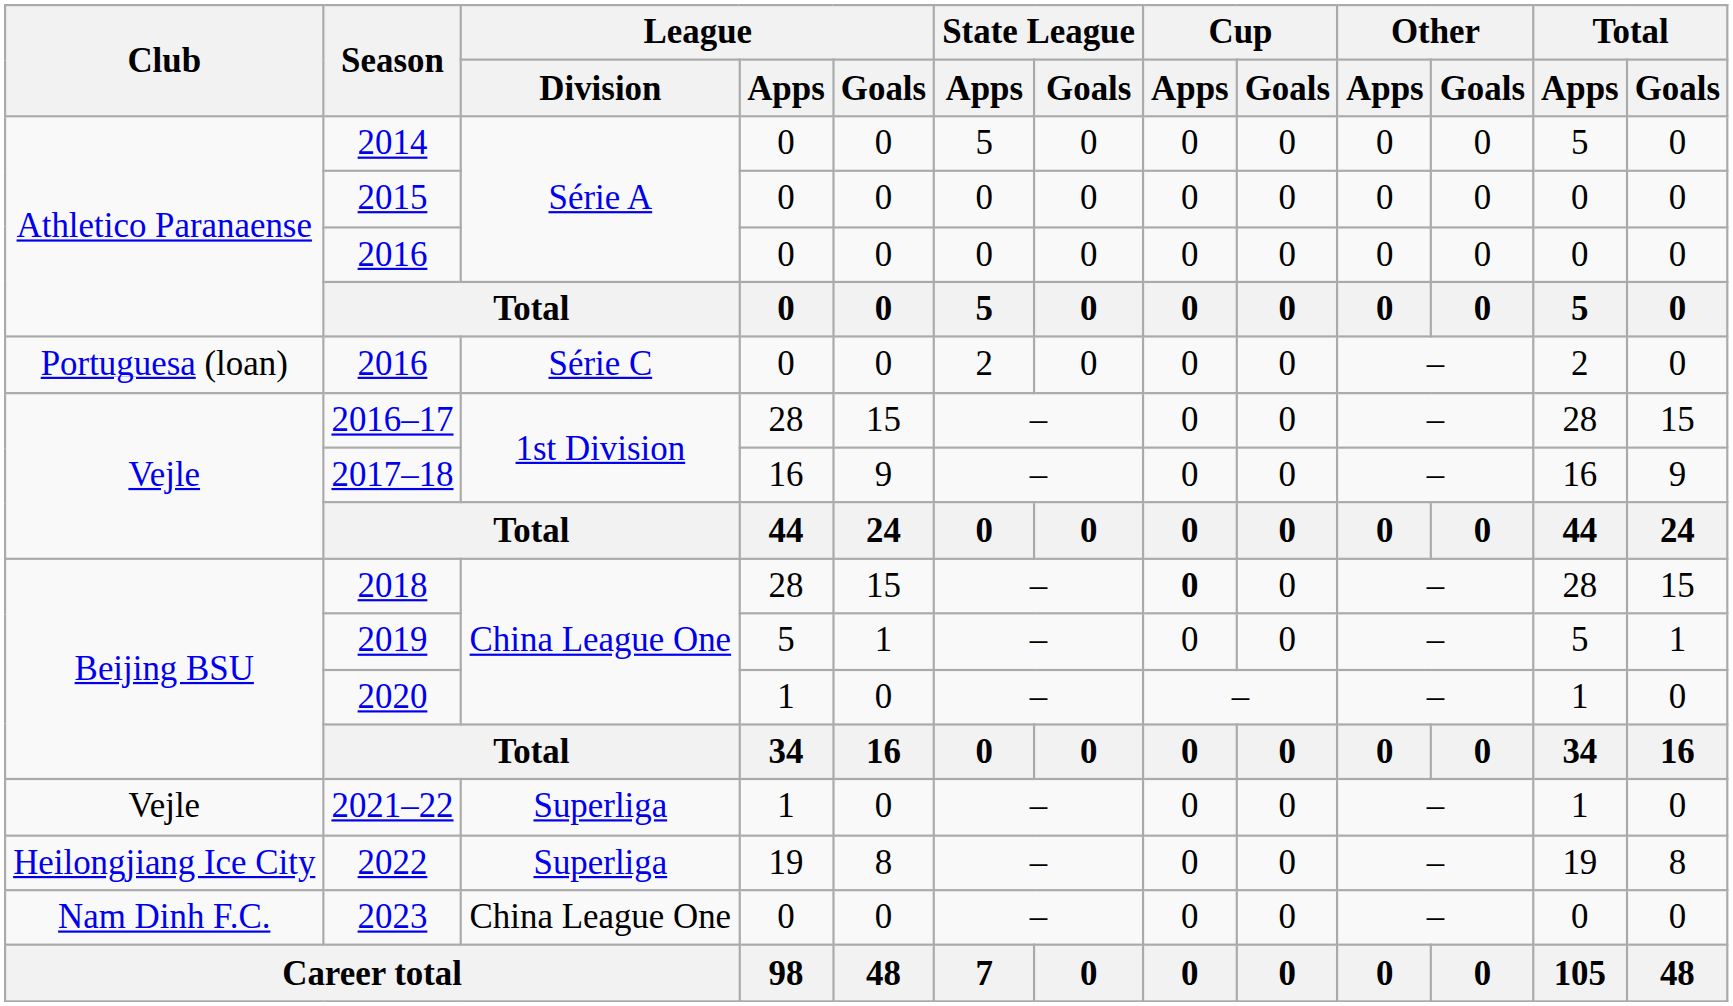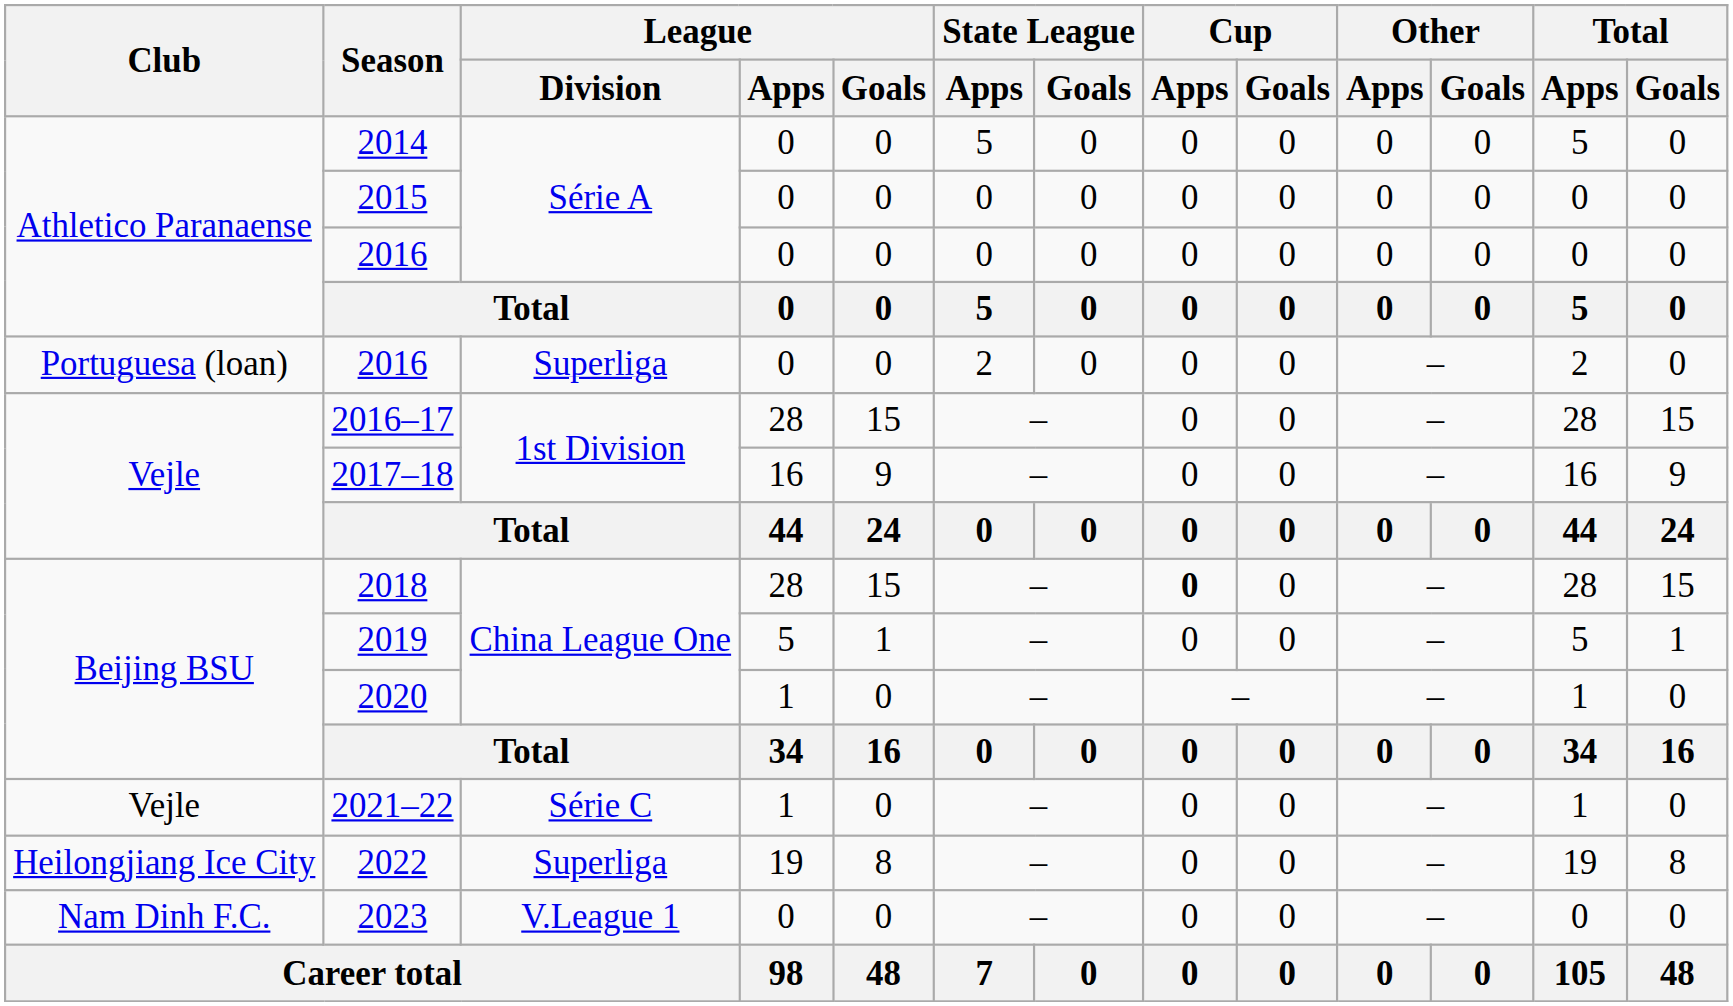(600, 364) Série C -> (600, 364) Superliga
(600, 806) Superliga -> (600, 806) Série C
(600, 917) China League One -> (600, 917) V.League 1
